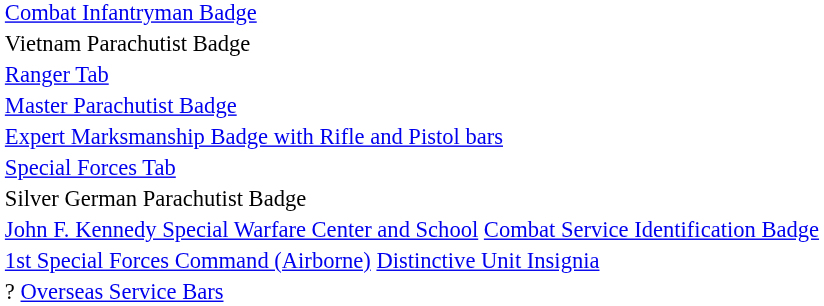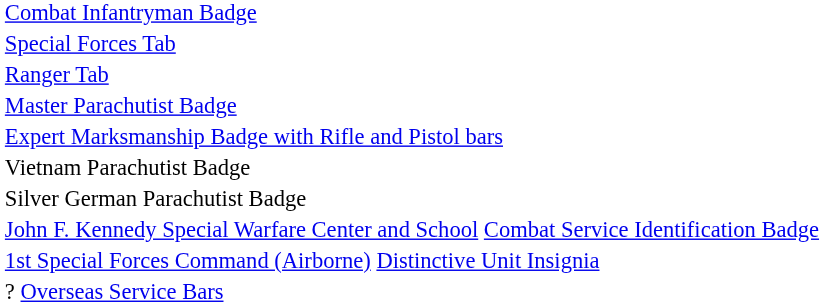rows swapped: (90, 167) <-> (128, 43)
